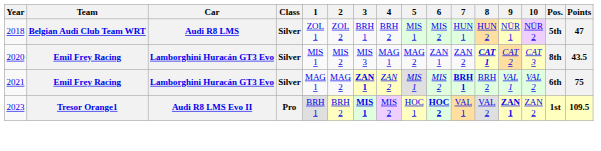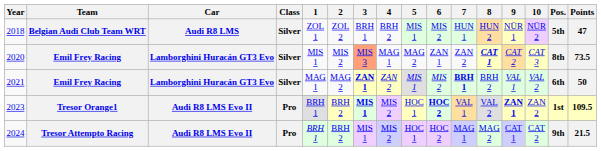(365, 56) no background -> (365, 56) lightsalmon background
(579, 56) 43.5 -> (582, 56) 73.5
(579, 82) 75 -> (582, 82) 50
+ row: (15, 133)
